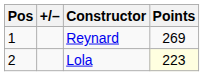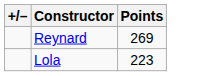- column: (21, 16)
(174, 60) lightyellow background -> (142, 60) no background
